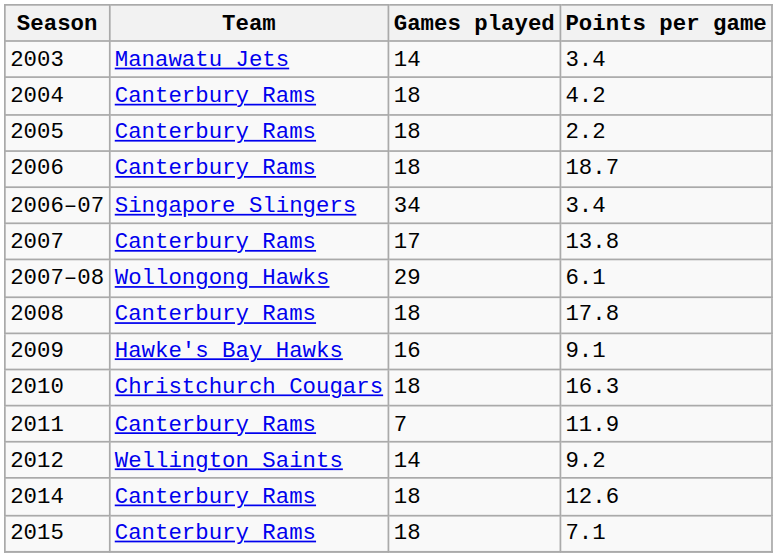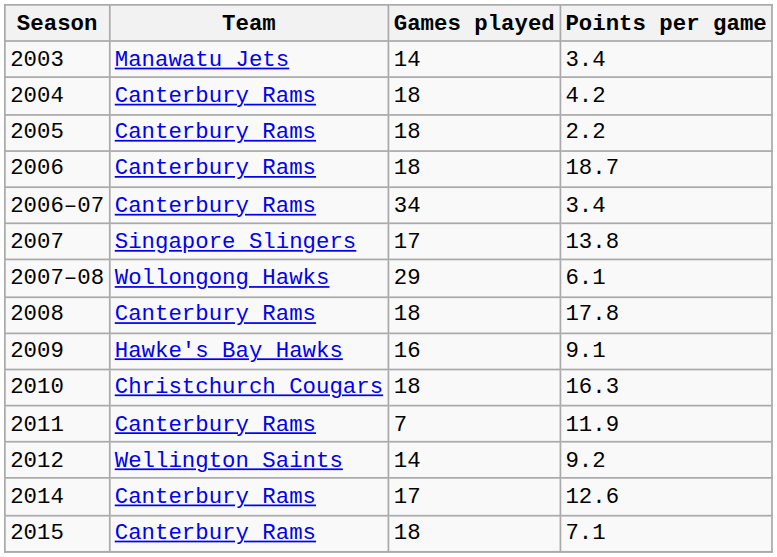(236, 205) Singapore Slingers -> (215, 205) Canterbury Rams
(215, 242) Canterbury Rams -> (236, 242) Singapore Slingers
(407, 497) 18 -> (407, 497) 17
